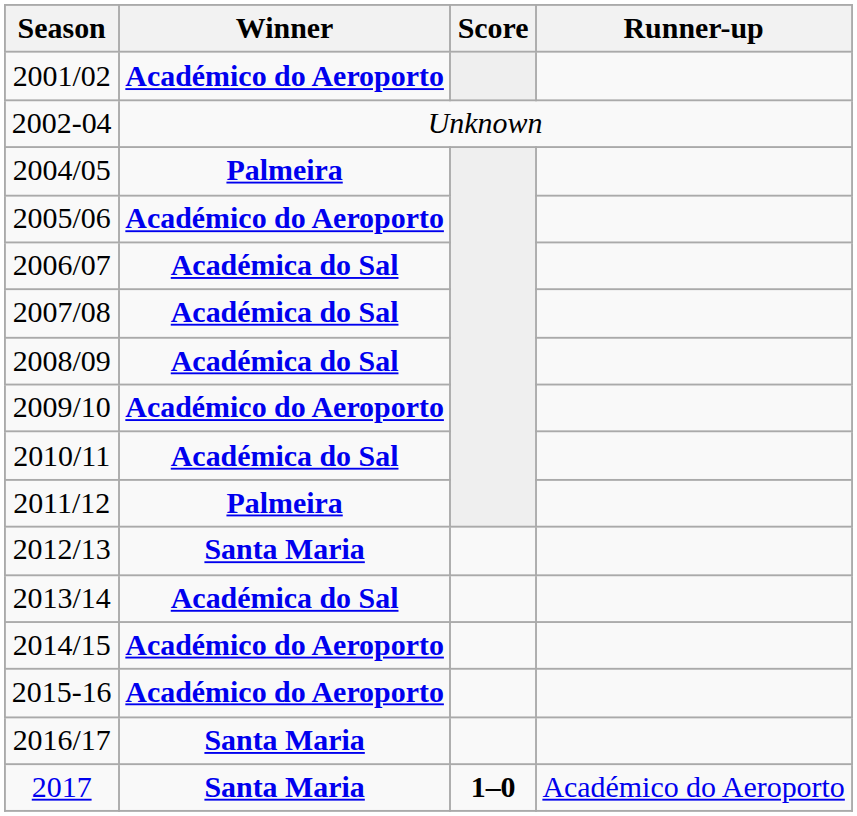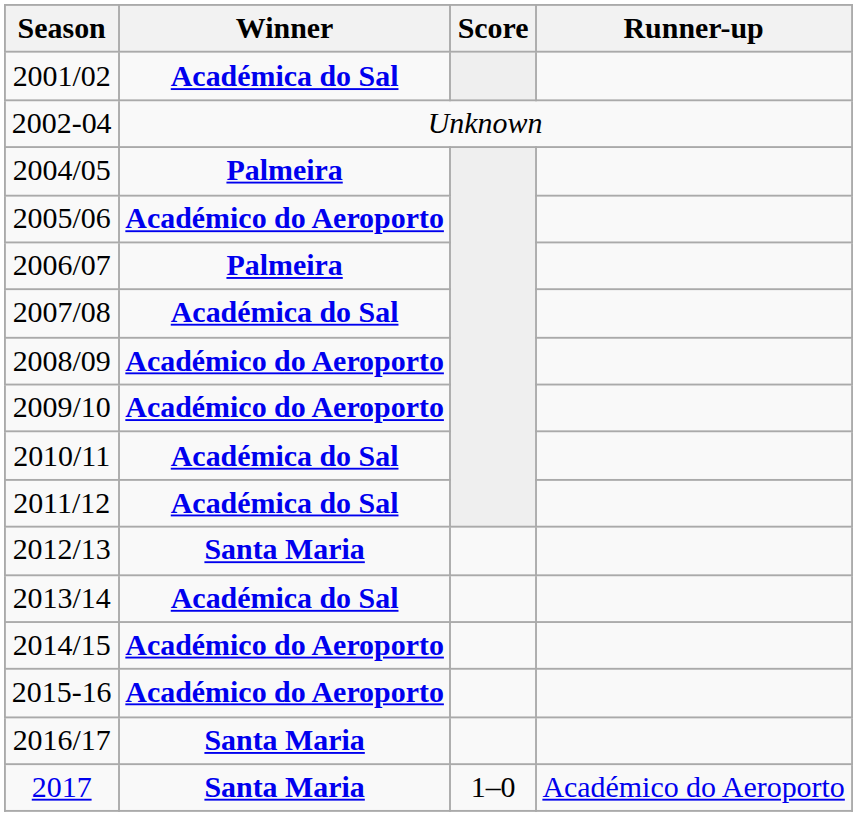(285, 75) Académico do Aeroporto -> (285, 75) Académica do Sal
(285, 265) Académica do Sal -> (285, 265) Palmeira
(285, 360) Académica do Sal -> (285, 360) Académico do Aeroporto
(285, 502) Palmeira -> (285, 502) Académica do Sal
(493, 787) bold -> (493, 787) normal
